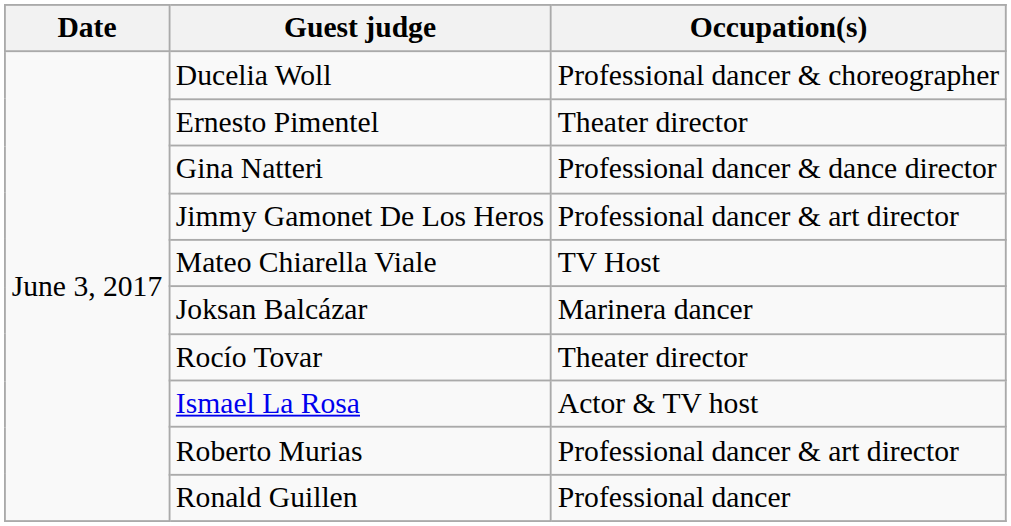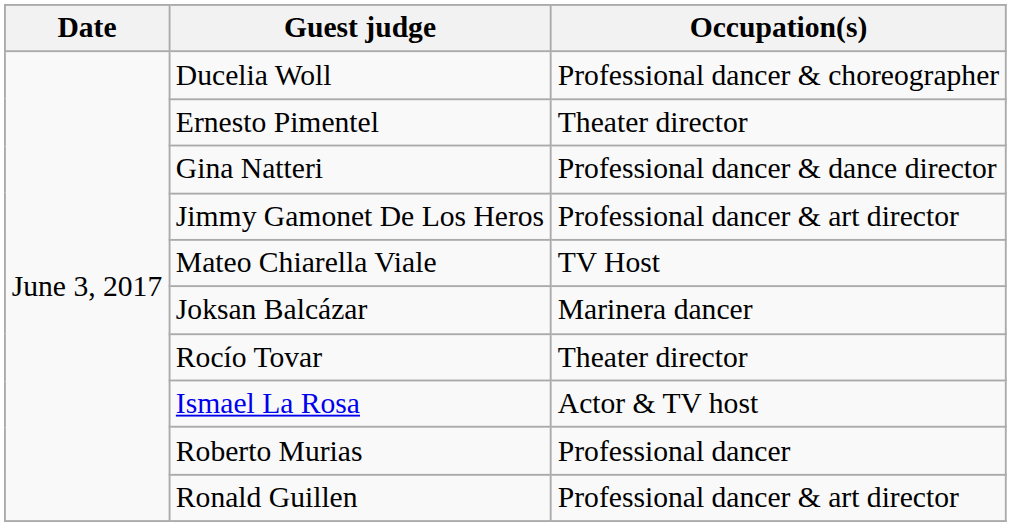(758, 450) Professional dancer & art director -> (674, 450) Professional dancer
(674, 497) Professional dancer -> (758, 497) Professional dancer & art director
